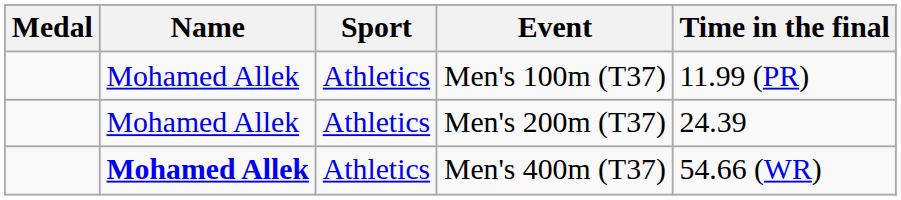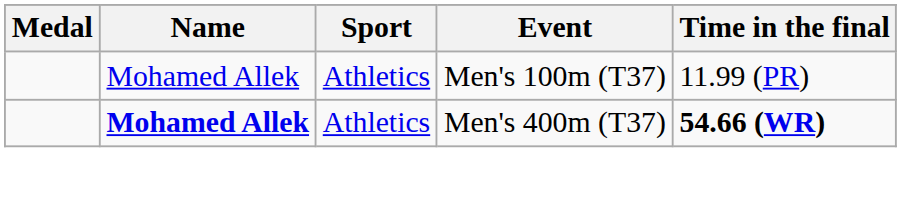- row: (555, 122)
(751, 169) normal -> (752, 122) bold
